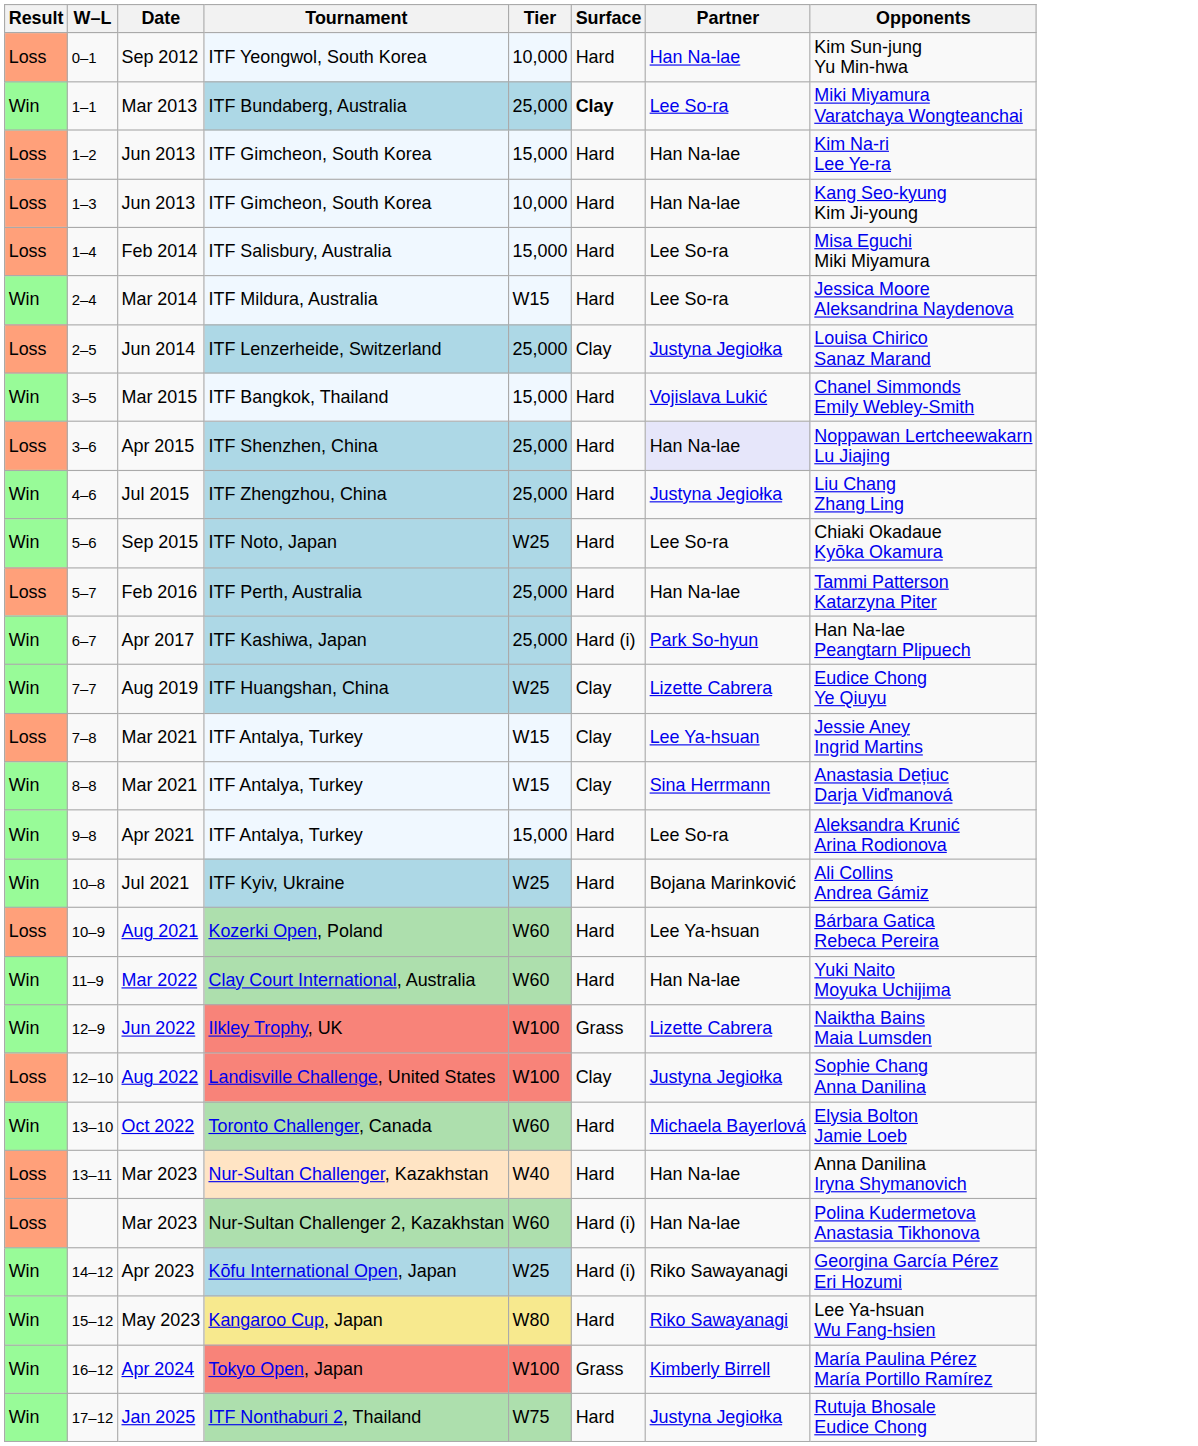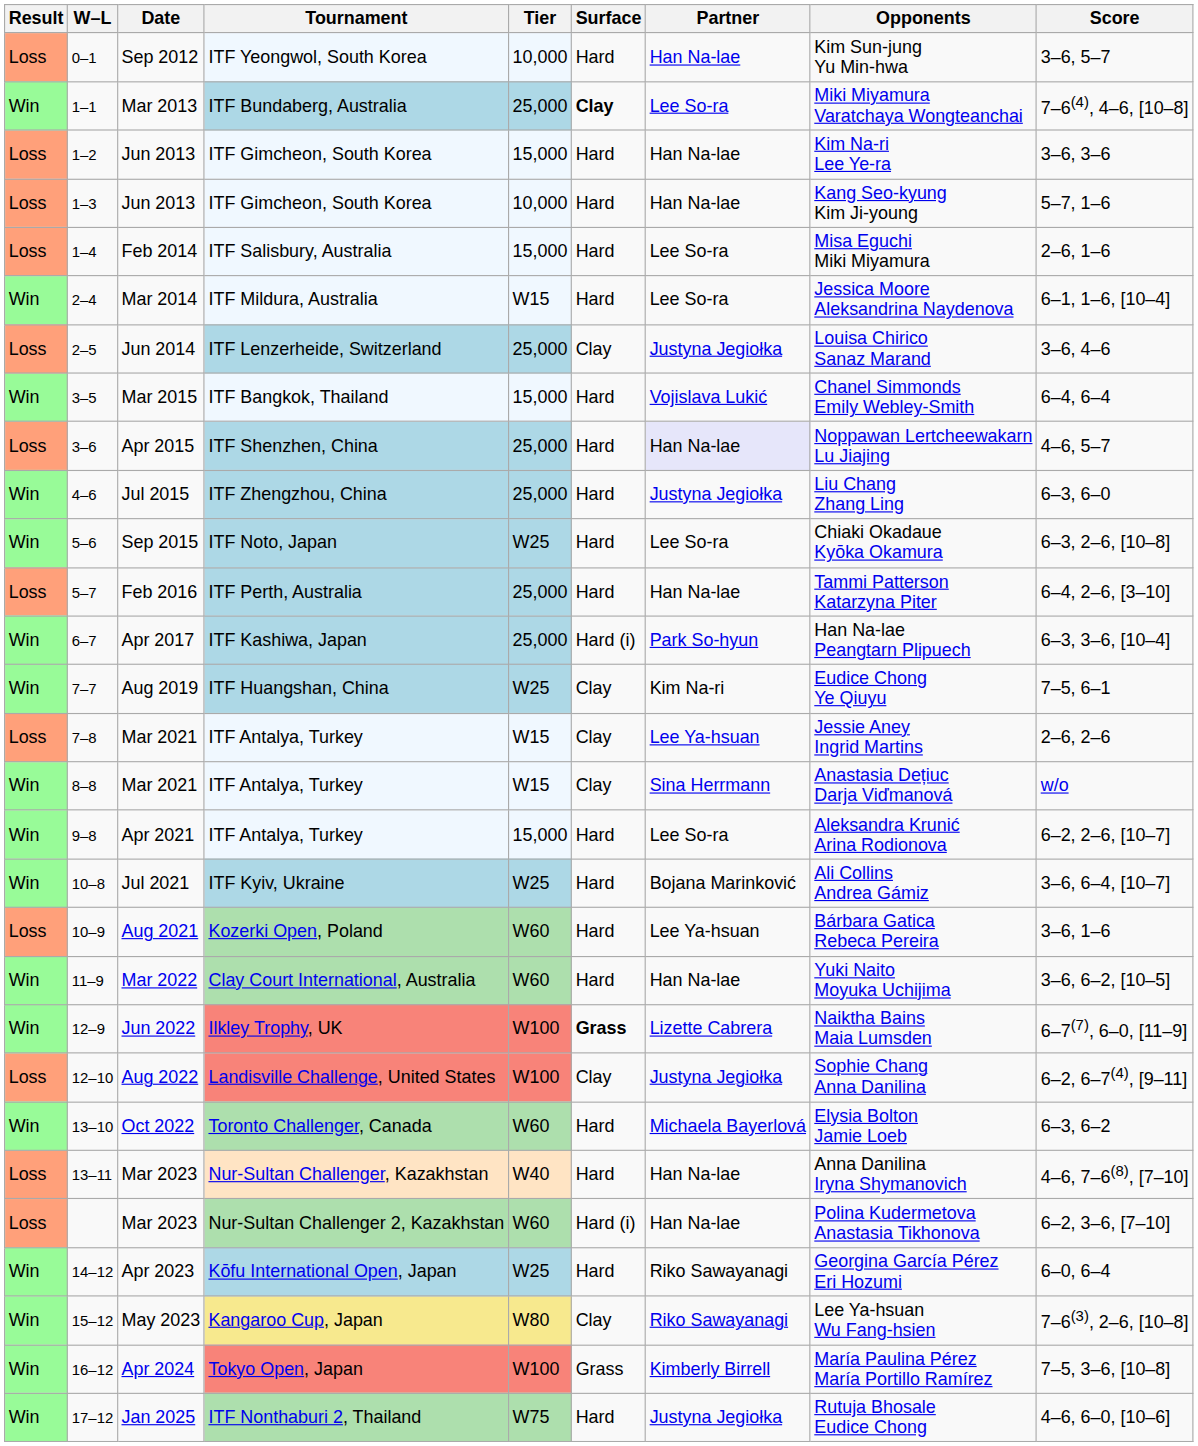+ column: (1115, 18)
(711, 688) Lizette Cabrera -> (687, 688) Kim Na-ri
(600, 1028) normal -> (601, 1028) bold
(606, 1271) Hard (i) -> (595, 1271) Hard
(595, 1320) Hard -> (594, 1320) Clay
